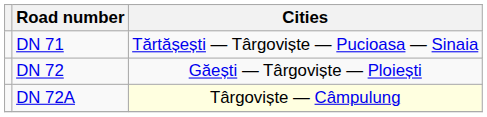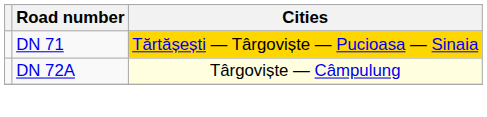(305, 44) no background -> (305, 44) gold background
- row: (40, 71)
